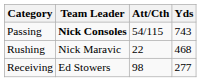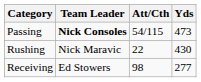(183, 31) 743 -> (183, 31) 473
(183, 49) 468 -> (183, 49) 430
